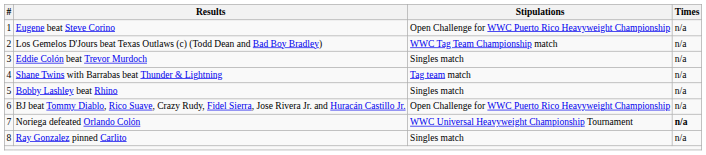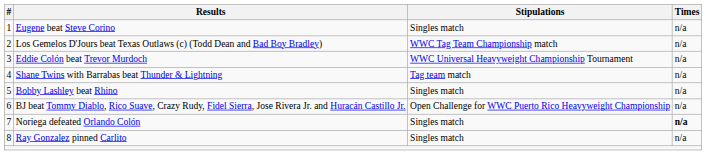(540, 27) Open Challenge for WWC Puerto Rico Heavyweight Championship -> (437, 27) Singles match
(437, 59) Singles match -> (521, 59) WWC Universal Heavyweight Championship Tournament
(521, 121) WWC Universal Heavyweight Championship Tournament -> (437, 121) Singles match
